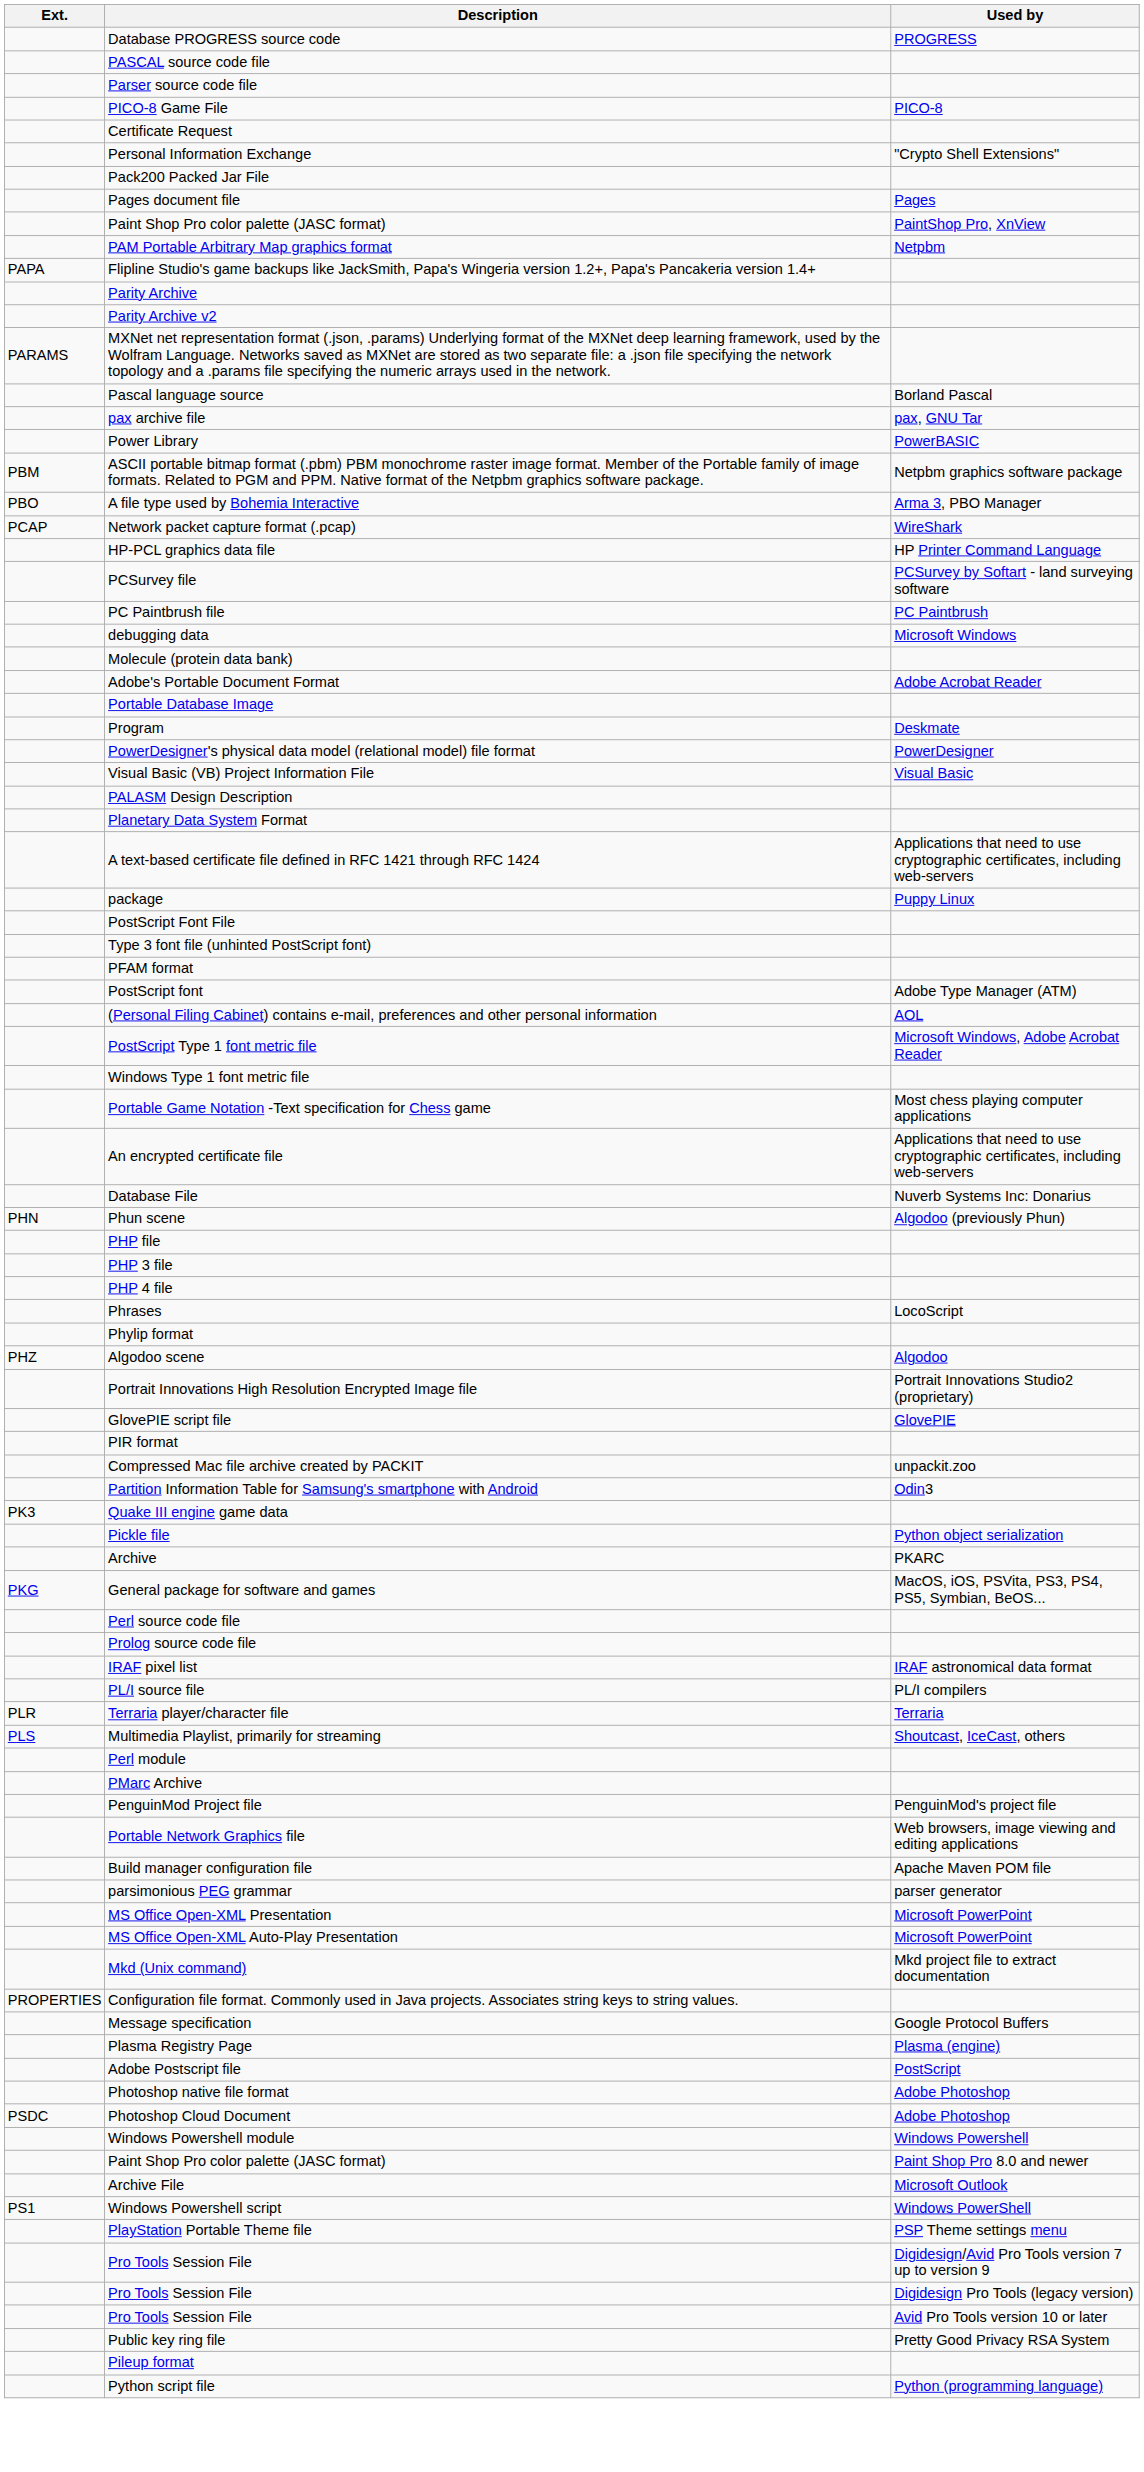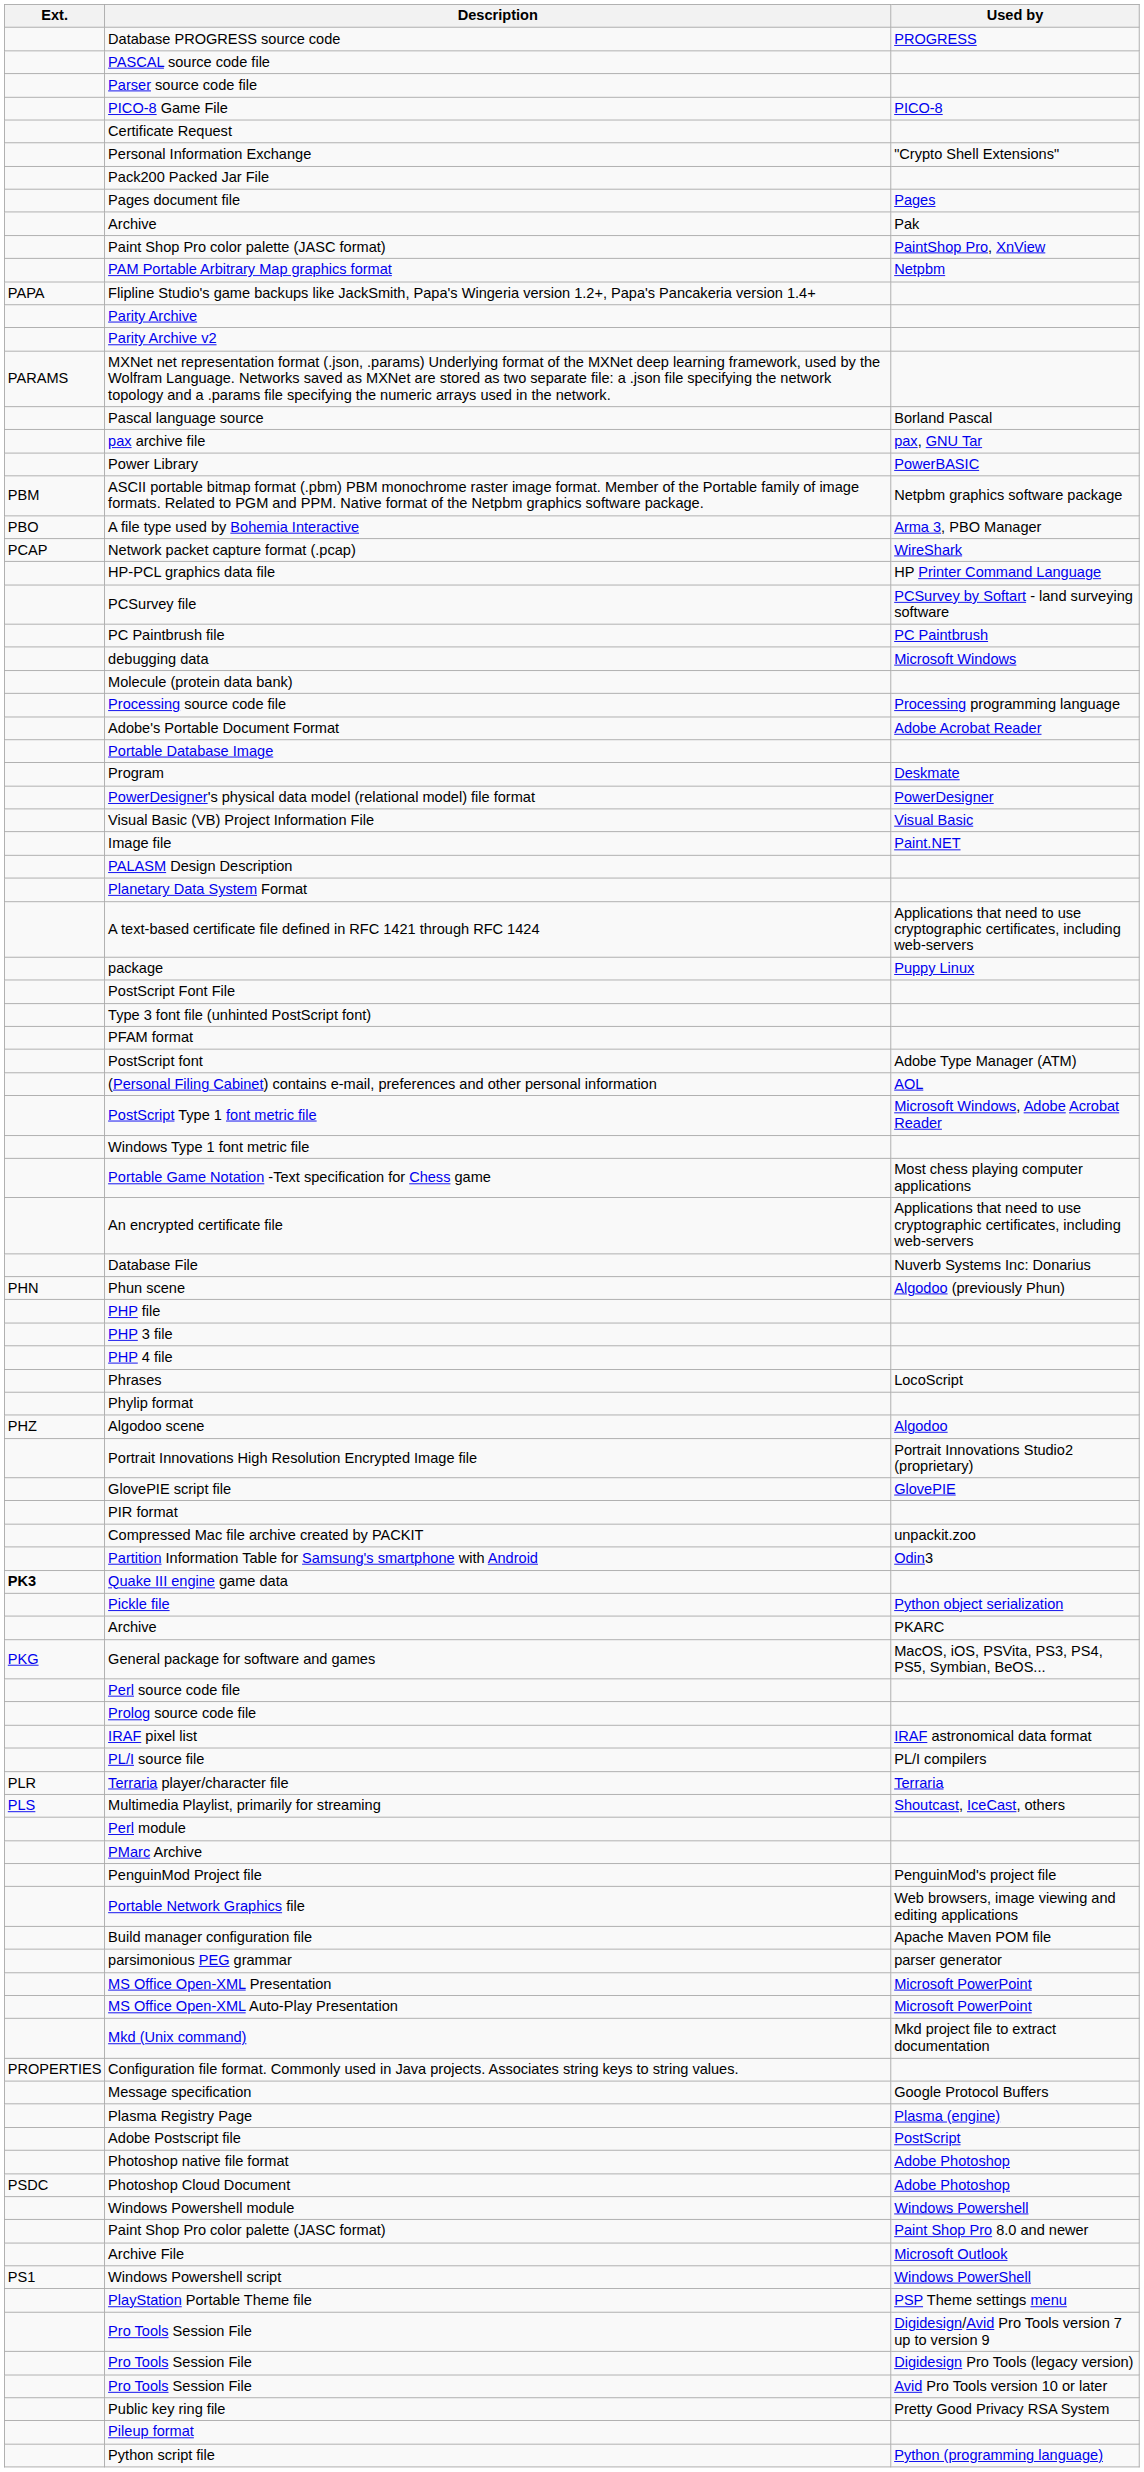+ row: (132, 223)
+ row: (197, 705)
+ row: (140, 843)
(22, 1512) normal -> (22, 1581) bold
